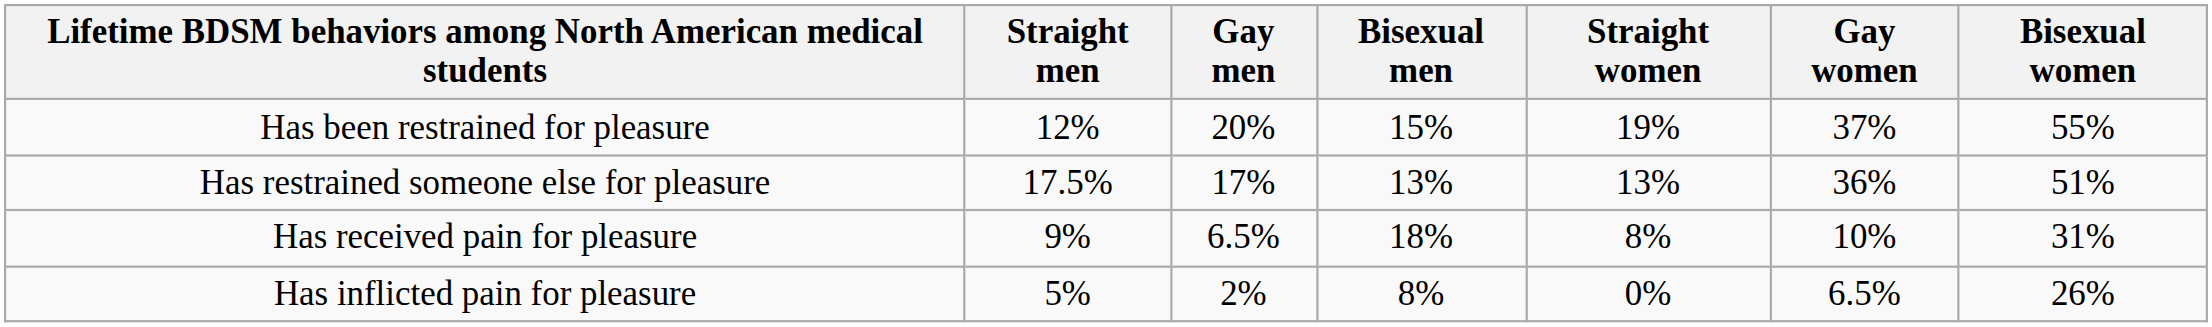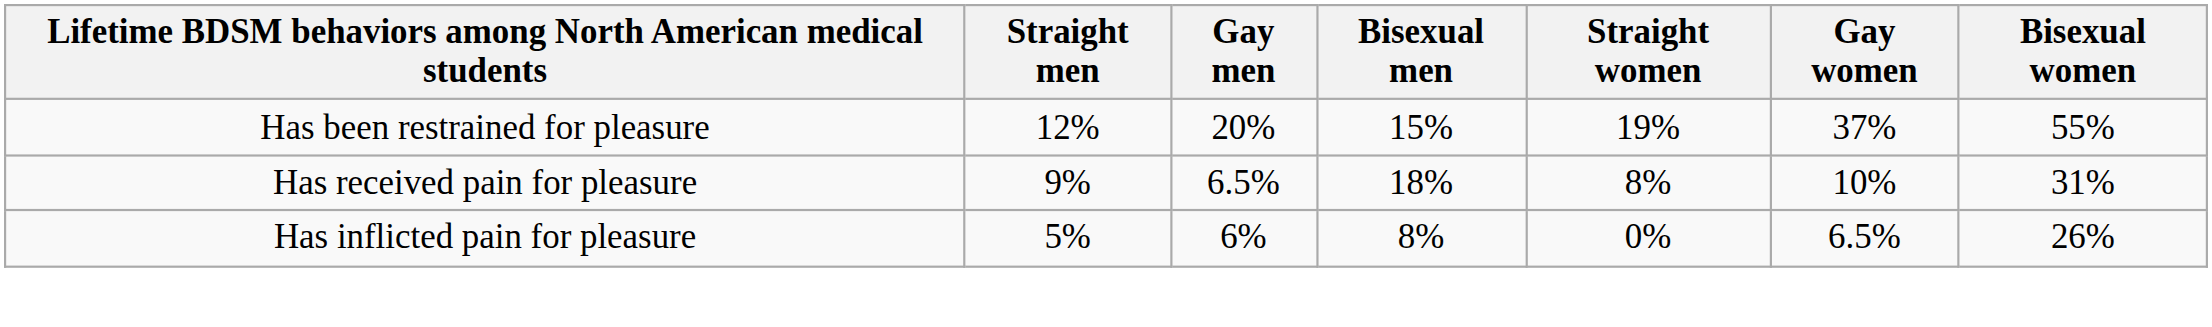- row: (485, 182)
(1243, 292) 2% -> (1243, 237) 6%
